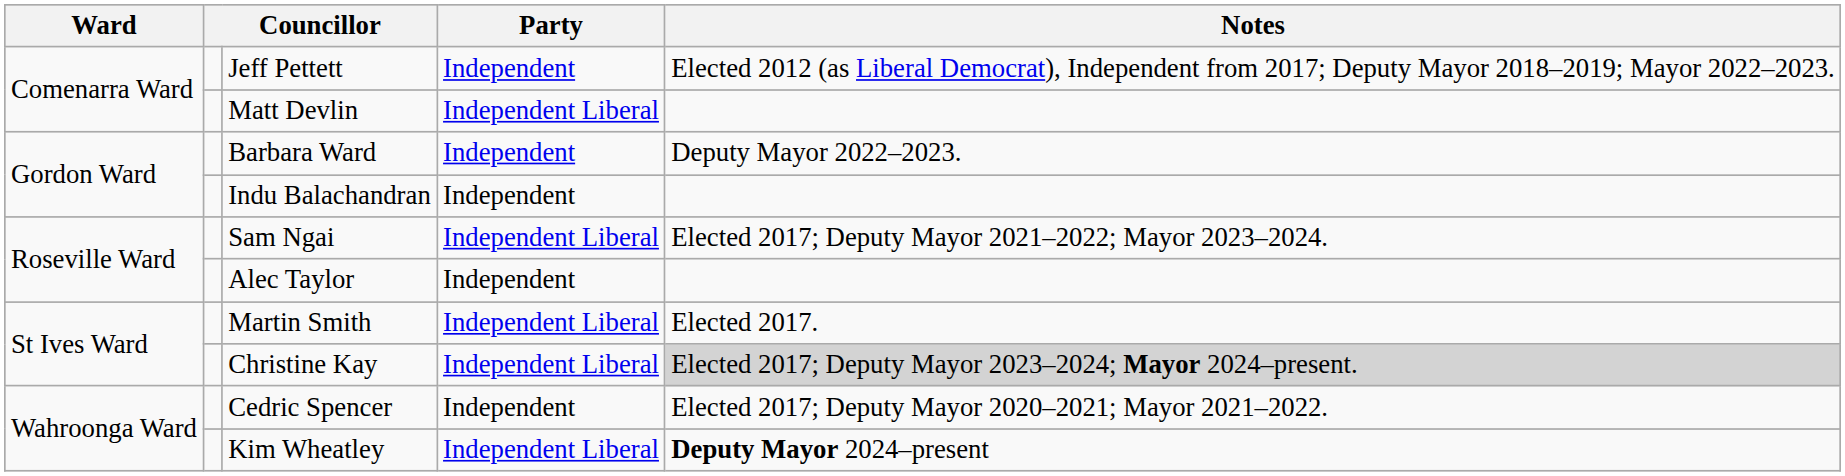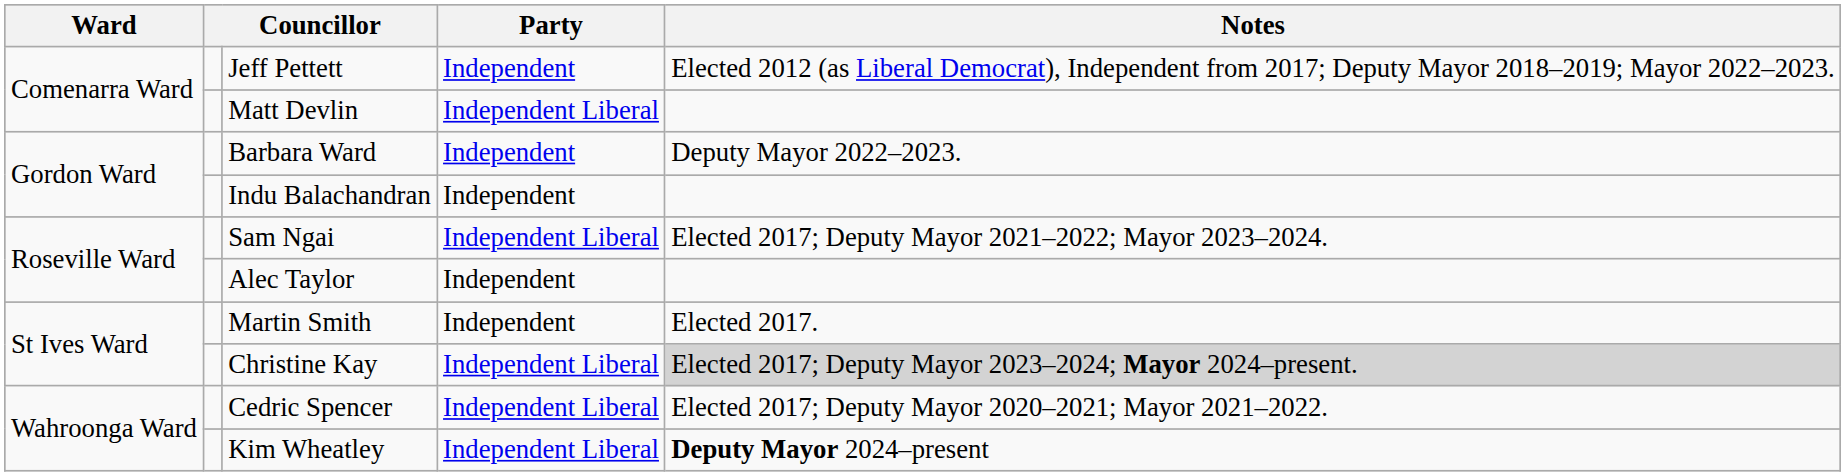(551, 322) Independent Liberal -> (509, 322) Independent
(509, 407) Independent -> (551, 407) Independent Liberal
